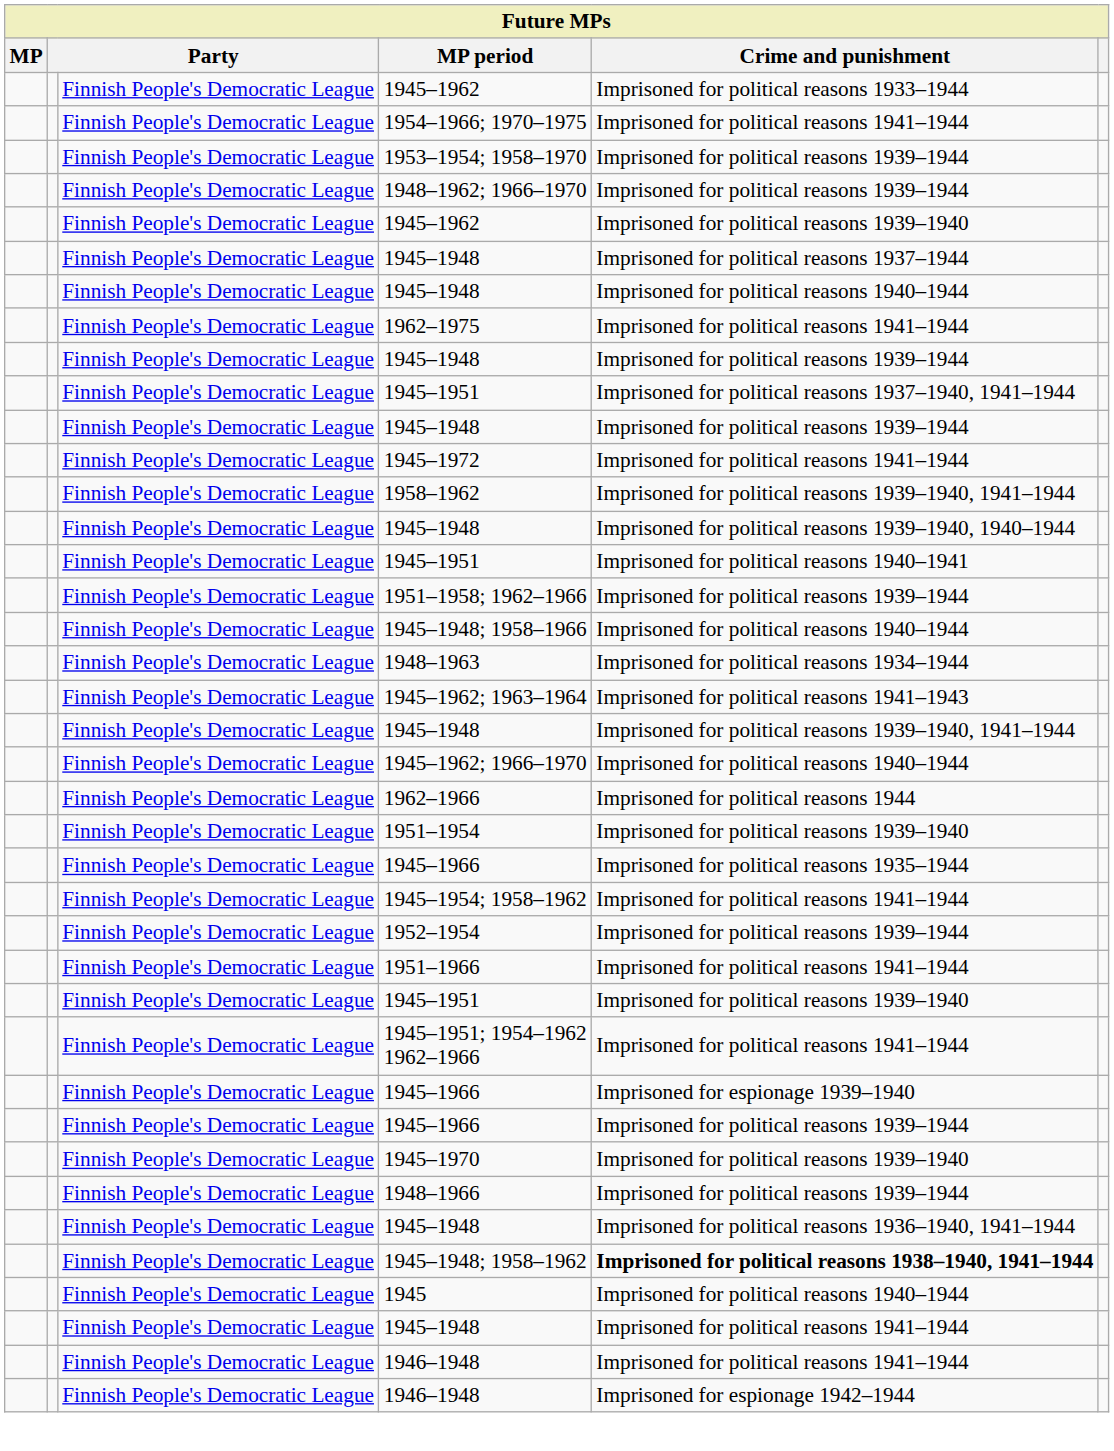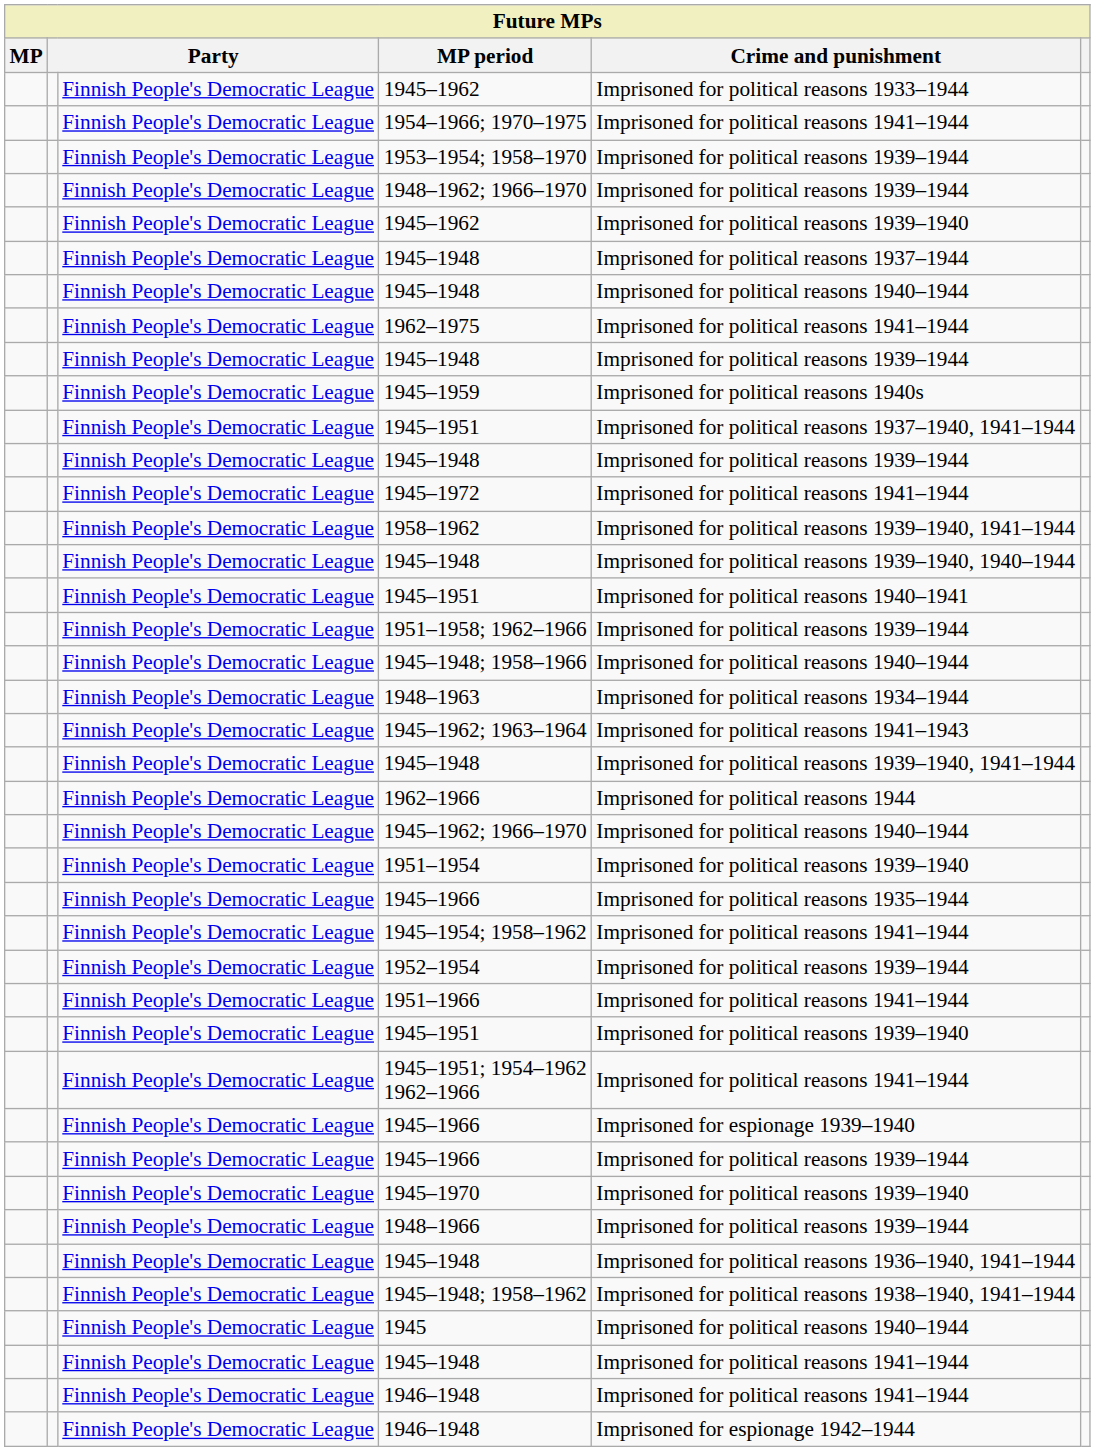+ row: (26, 393)
rows swapped: (26, 798) <-> (26, 764)
(845, 1260) bold -> (836, 1294) normal
